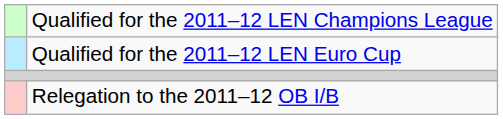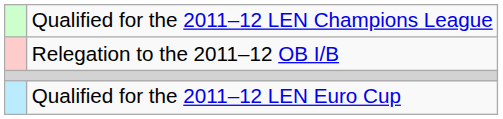rows swapped: (216, 53) <-> (185, 97)
